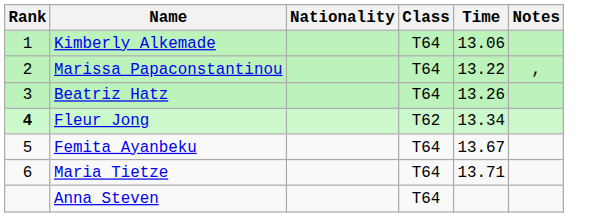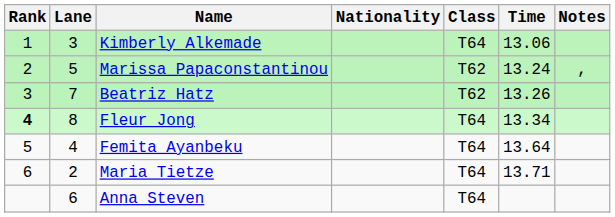+ column: (73, 18)
(426, 69) T64 -> (472, 69) T62
(481, 69) 13.22 -> (527, 69) 13.24
(426, 95) T64 -> (472, 95) T62
(426, 121) T62 -> (472, 121) T64
(481, 147) 13.67 -> (527, 147) 13.64
